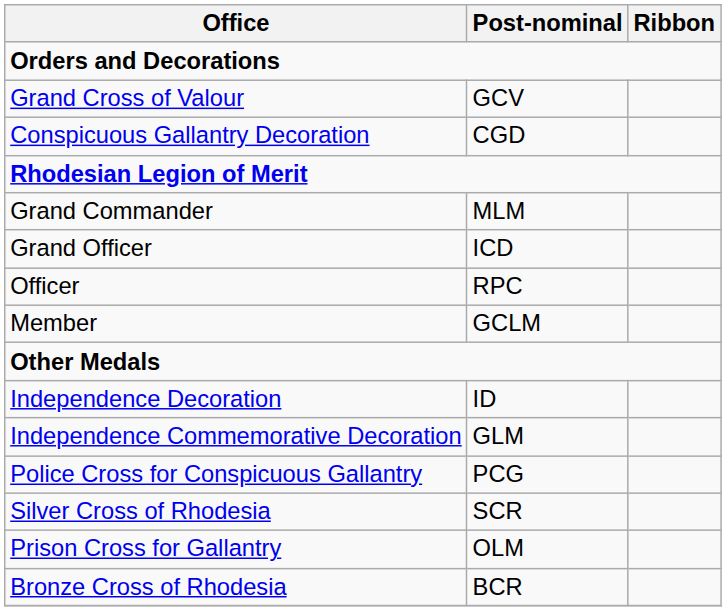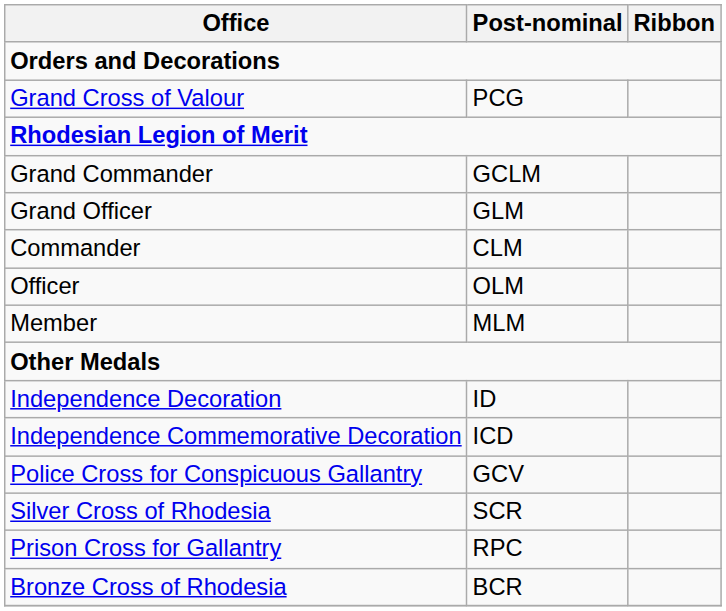(498, 98) GCV -> (498, 98) PCG
- row: (190, 135)
(499, 211) MLM -> (507, 173) GCLM
(493, 248) ICD -> (498, 211) GLM
+ row: (75, 248)
(498, 286) RPC -> (498, 286) OLM
(507, 323) GCLM -> (499, 323) MLM
(498, 436) GLM -> (493, 436) ICD
(498, 473) PCG -> (498, 473) GCV
(498, 549) OLM -> (498, 549) RPC
